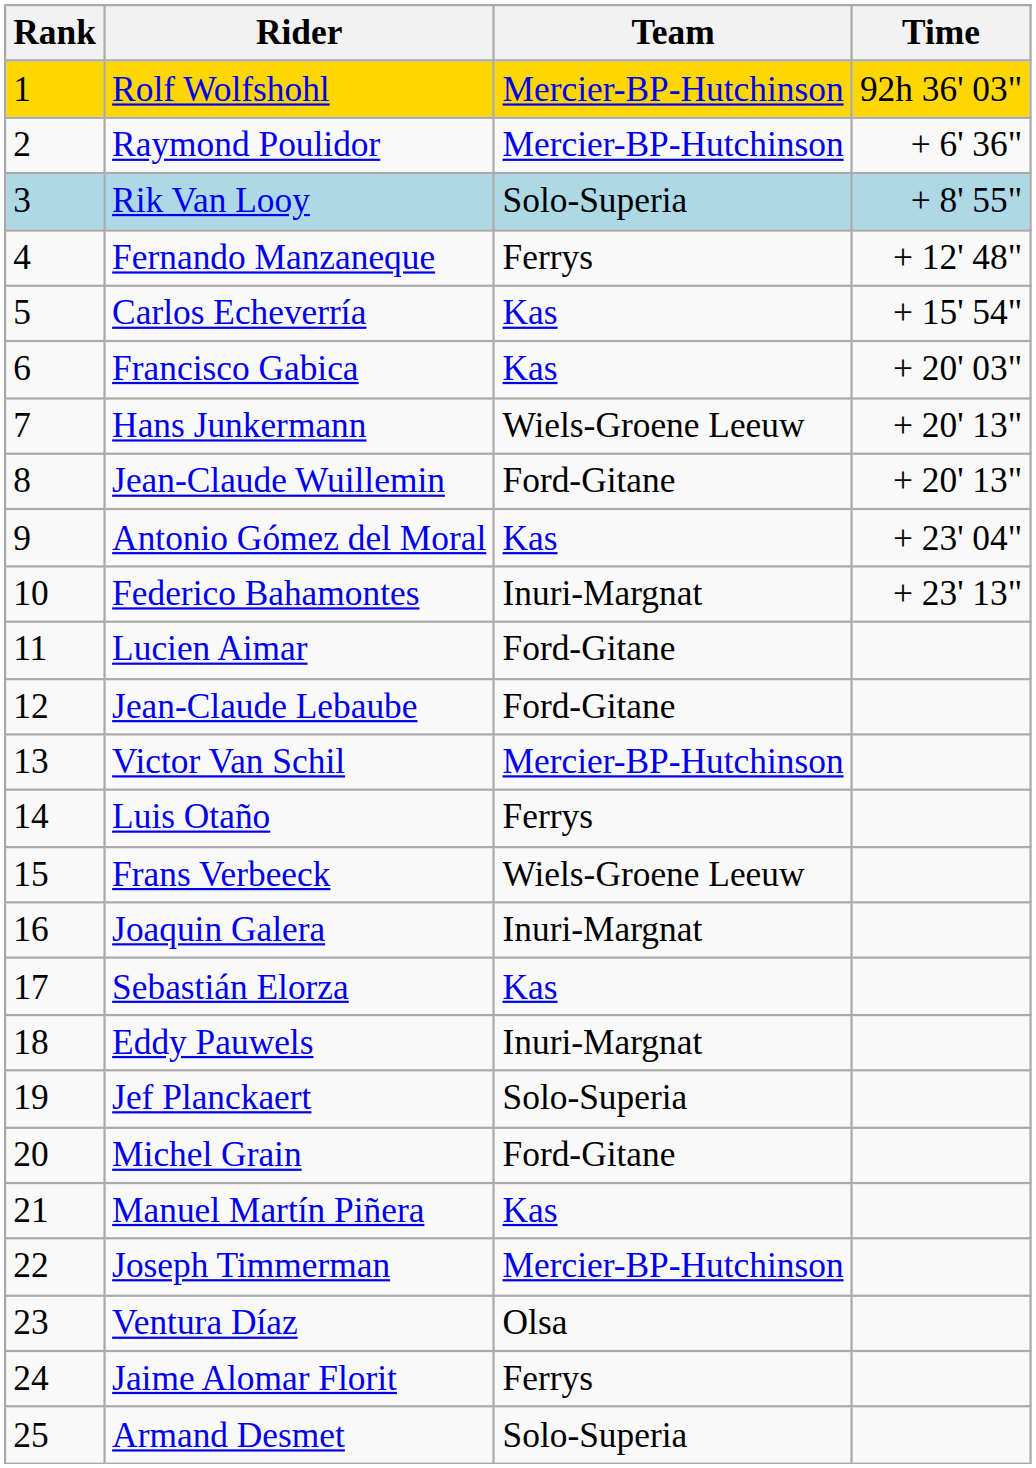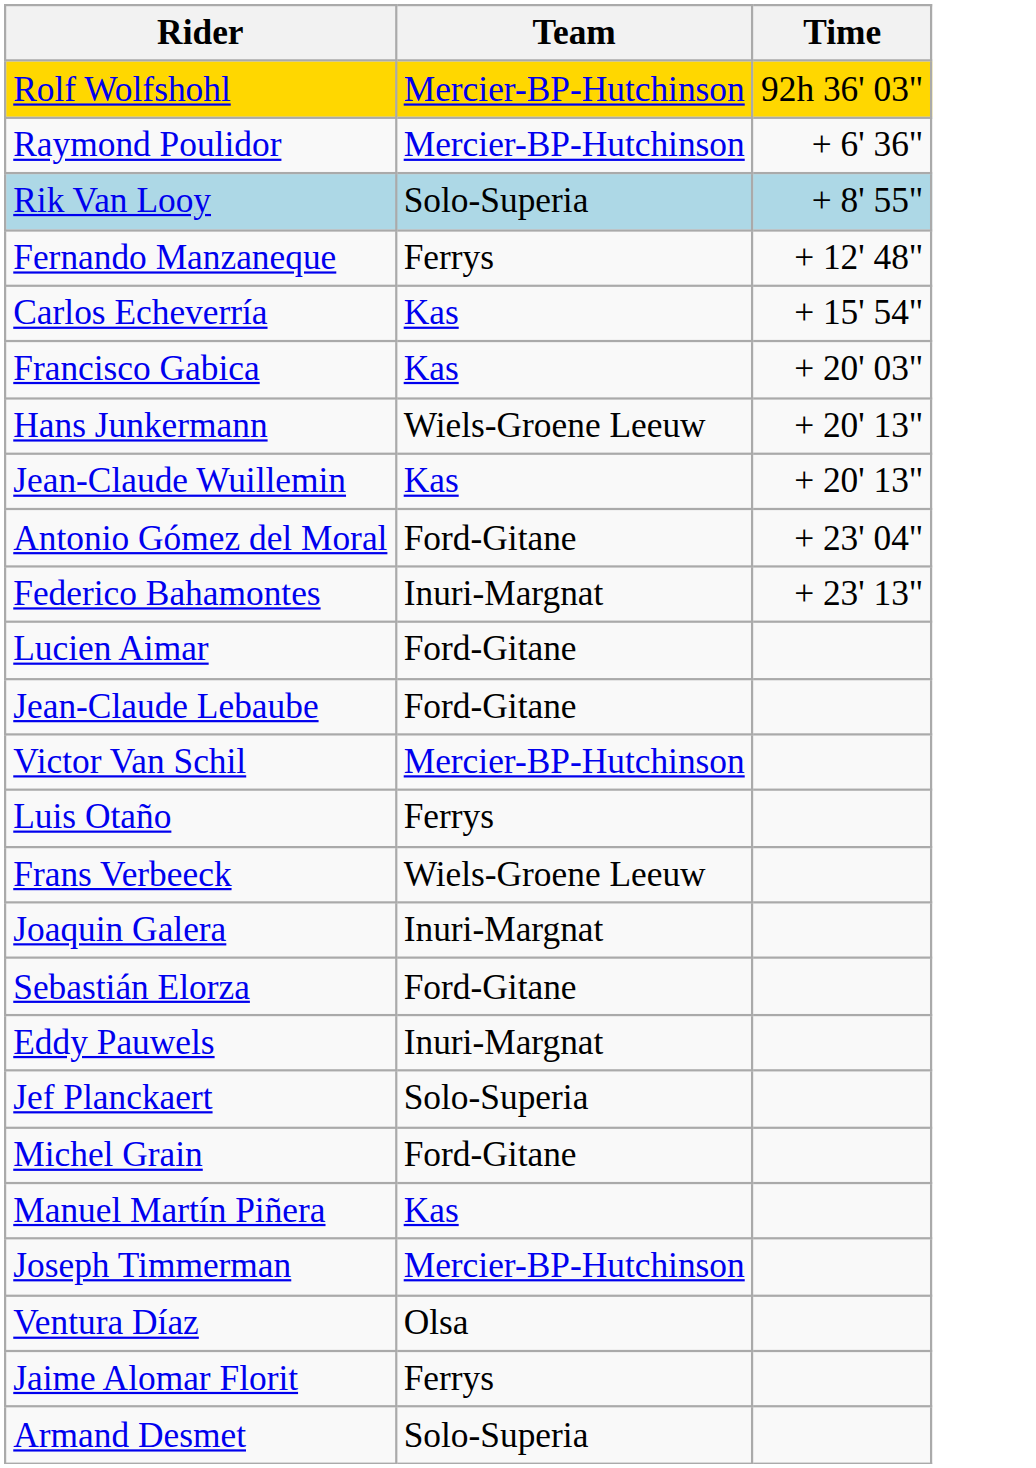- column: (55, 32)
(589, 481) Ford-Gitane -> (431, 481) Kas
(530, 537) Kas -> (490, 537) Ford-Gitane
(530, 985) Kas -> (490, 985) Ford-Gitane
